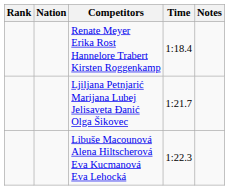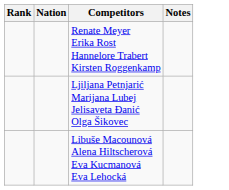- column: (179, 13)
